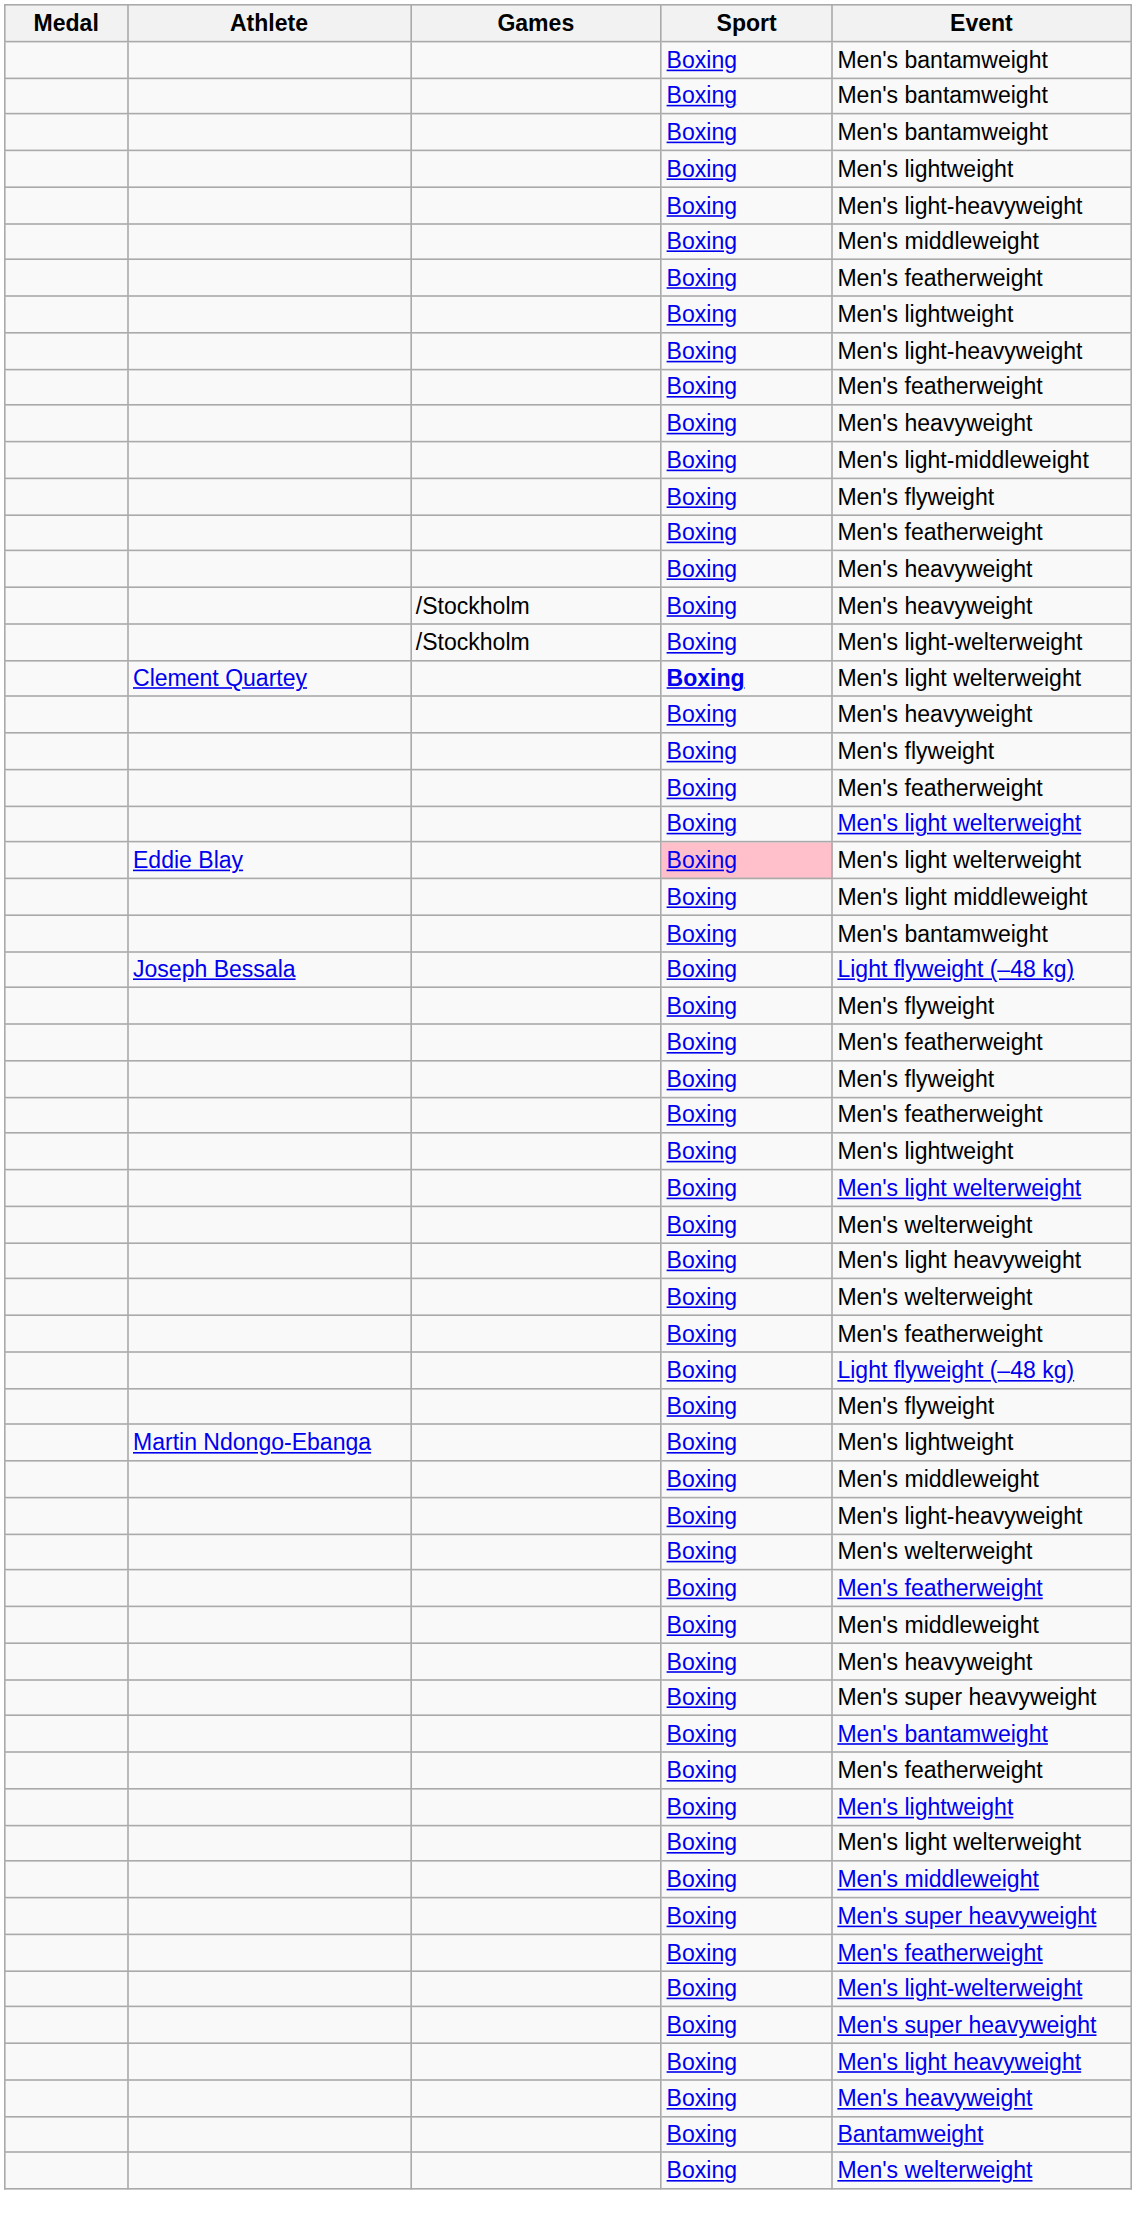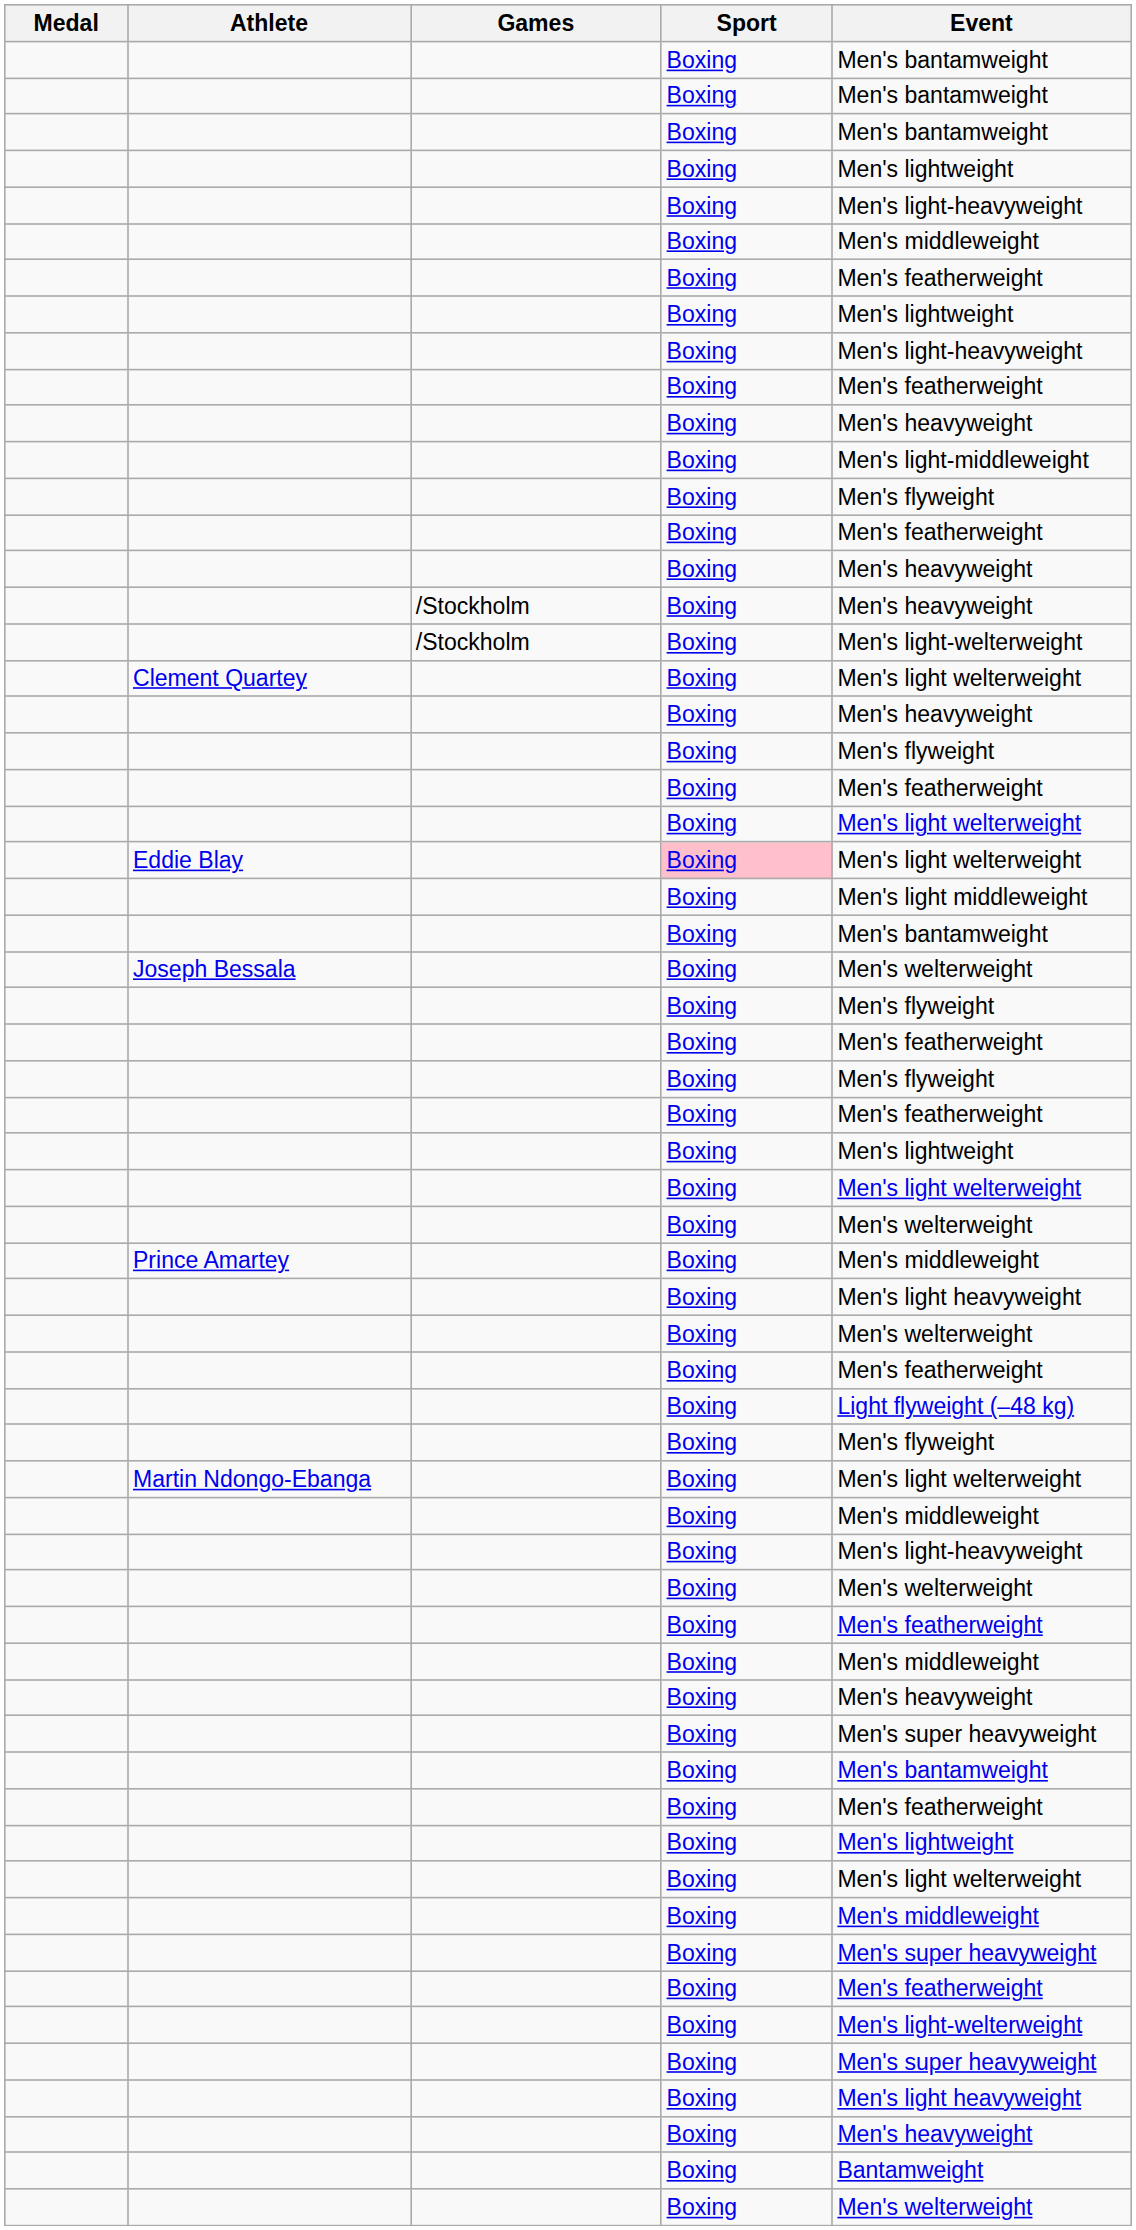(706, 679) bold -> (702, 679) normal
(956, 970) Light flyweight (–48 kg) -> (935, 970) Men's welterweight
+ row: (211, 1261)
(925, 1443) Men's lightweight -> (959, 1479) Men's light welterweight
